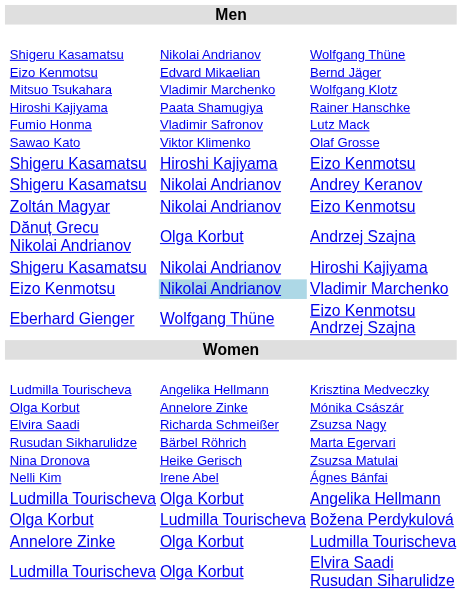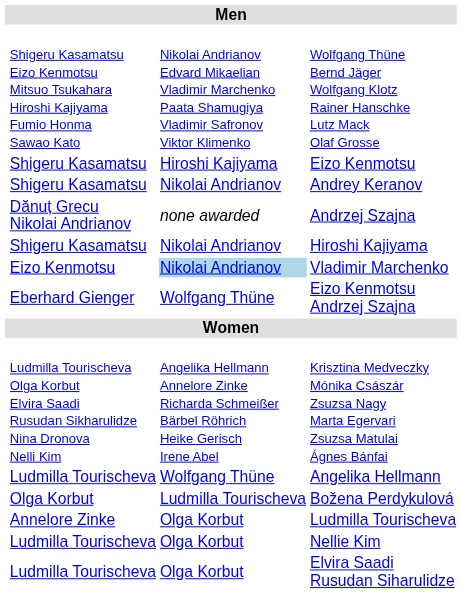- row: (60, 206)
(202, 237) Olga Korbut -> (210, 215) none awarded
(202, 498) Olga Korbut -> (217, 477) Wolfgang Thüne
+ row: (83, 542)
